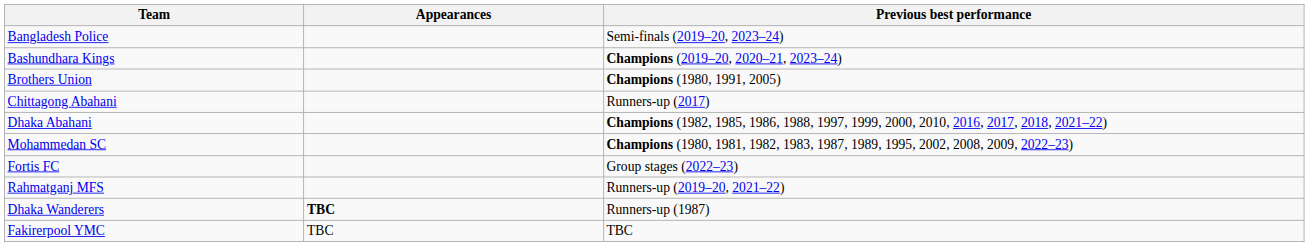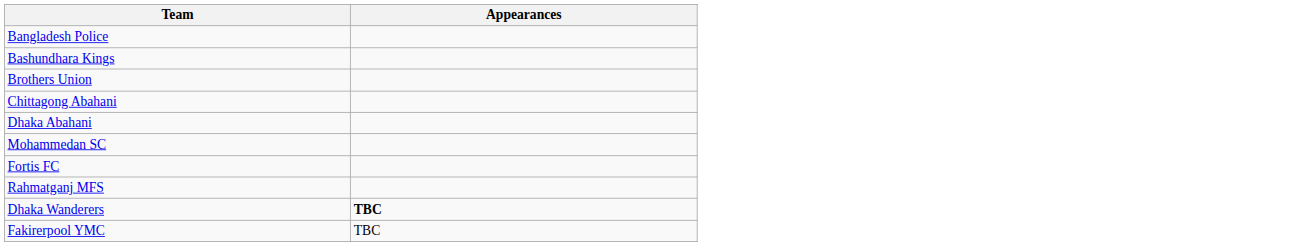- column: (954, 15)
